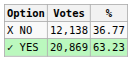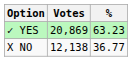rows swapped: (23, 47) <-> (20, 30)
